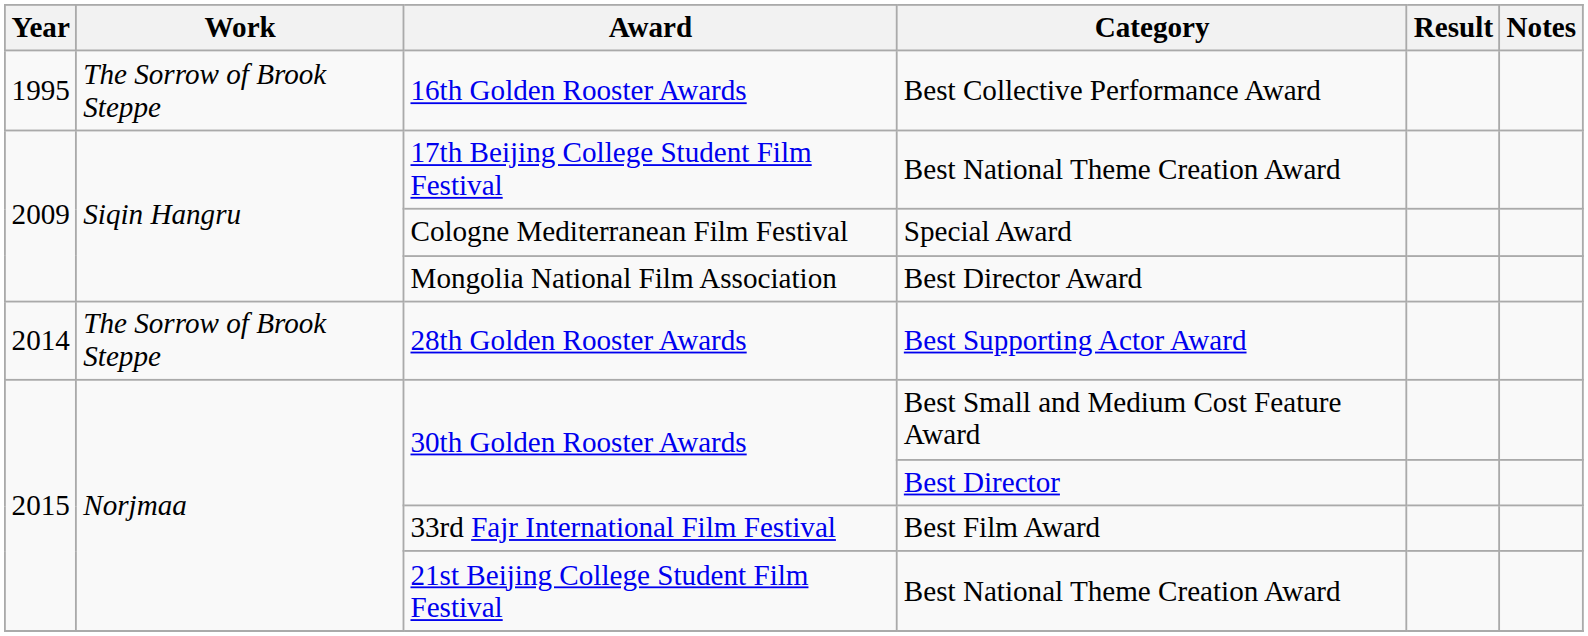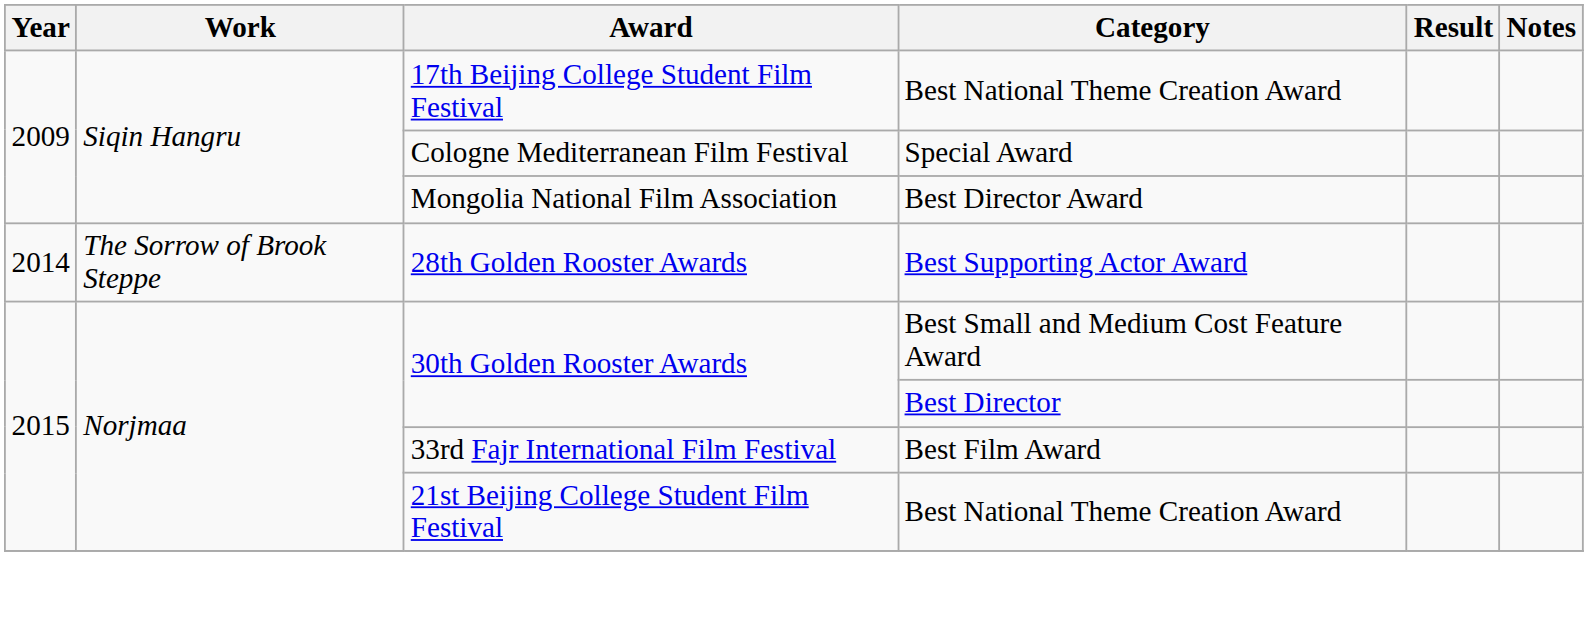- row: (579, 90)
